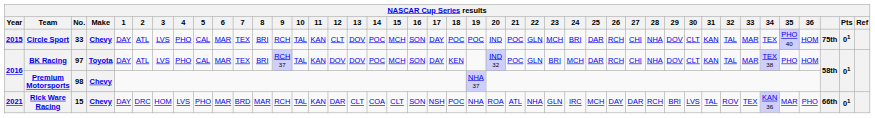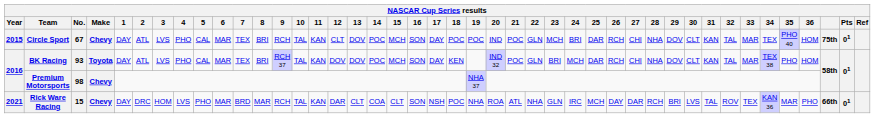(79, 39) 33 -> (79, 39) 67
(79, 60) 97 -> (79, 60) 93
